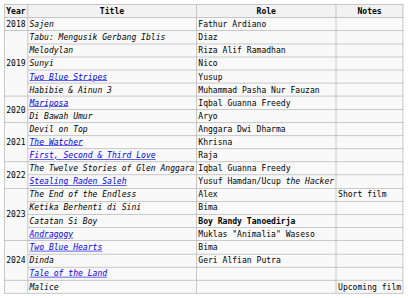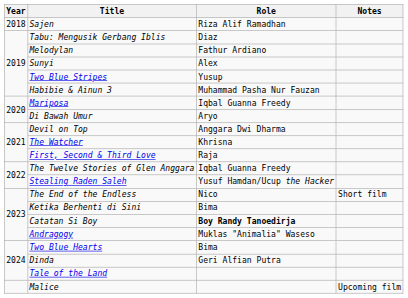(232, 24) Fathur Ardiano -> (242, 24) Riza Alif Ramadhan
(242, 50) Riza Alif Ramadhan -> (232, 50) Fathur Ardiano
(208, 63) Nico -> (208, 63) Alex
(208, 195) Alex -> (208, 195) Nico
